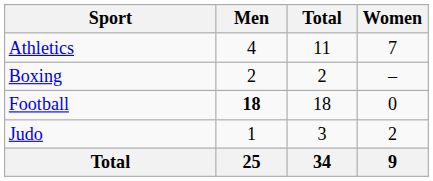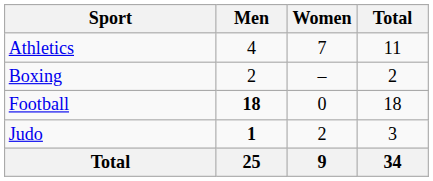columns swapped: (392, 18) <-> (322, 18)
(252, 133) normal -> (252, 133) bold
